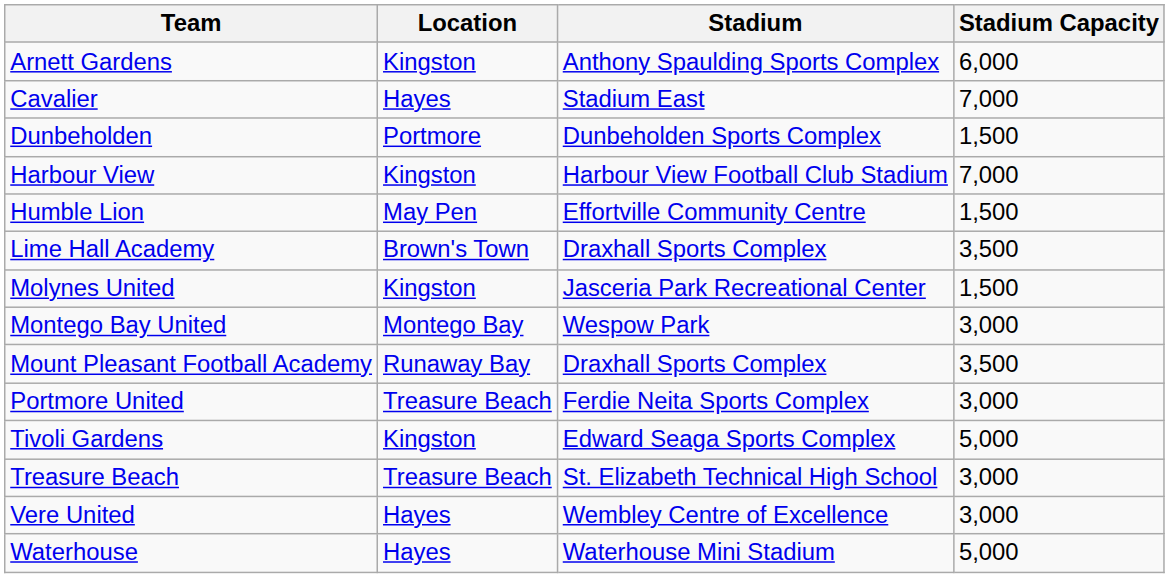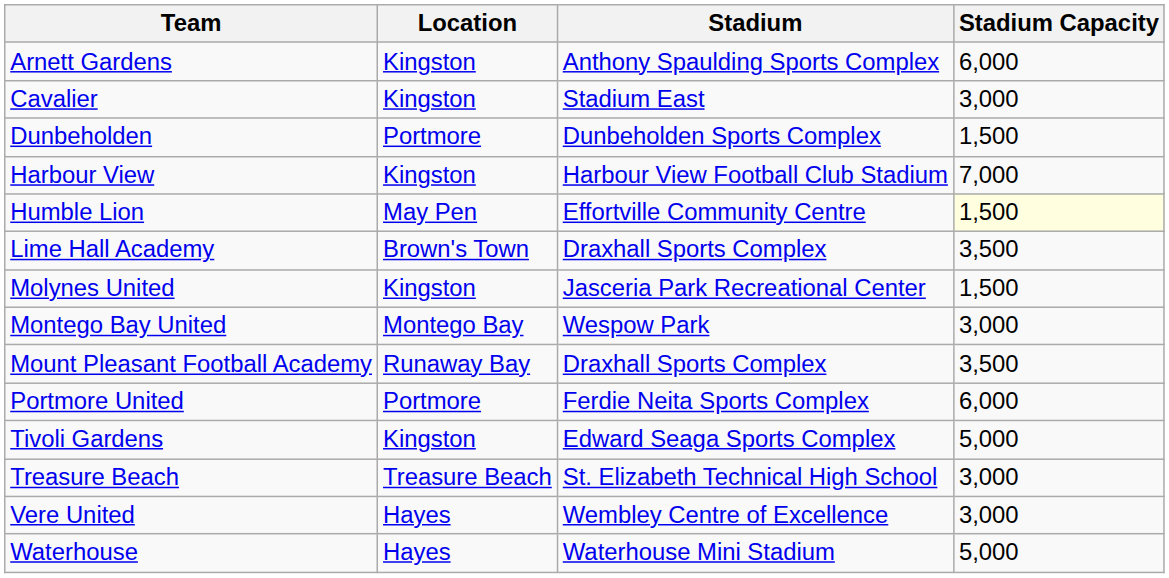(417, 99) Hayes -> (429, 99) Kingston
(989, 99) 7,000 -> (989, 99) 3,000
(989, 212) no background -> (989, 212) lightyellow background
(467, 401) Treasure Beach -> (432, 401) Portmore
(989, 401) 3,000 -> (989, 401) 6,000
